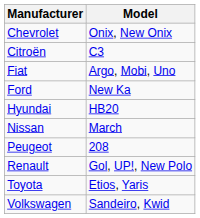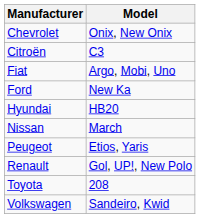(99, 147) 208 -> (118, 147) Etios, Yaris
(118, 185) Etios, Yaris -> (99, 185) 208
